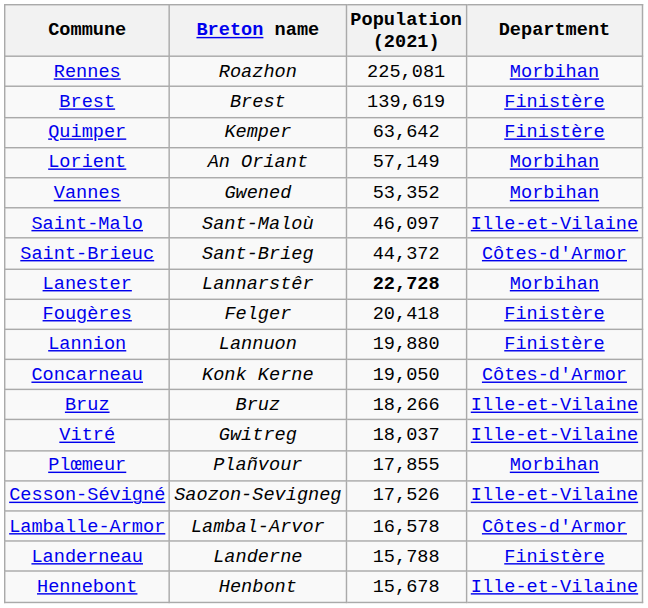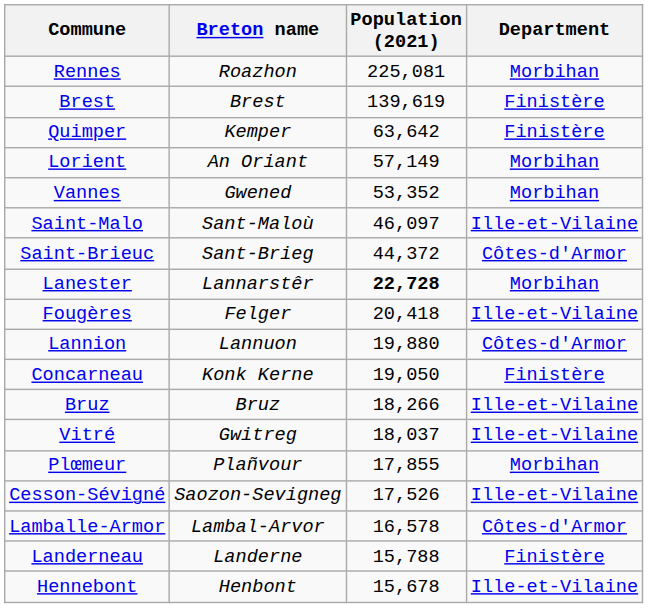(554, 314) Finistère -> (554, 314) Ille-et-Vilaine
(554, 344) Finistère -> (554, 344) Côtes-d'Armor
(554, 375) Côtes-d'Armor -> (554, 375) Finistère
